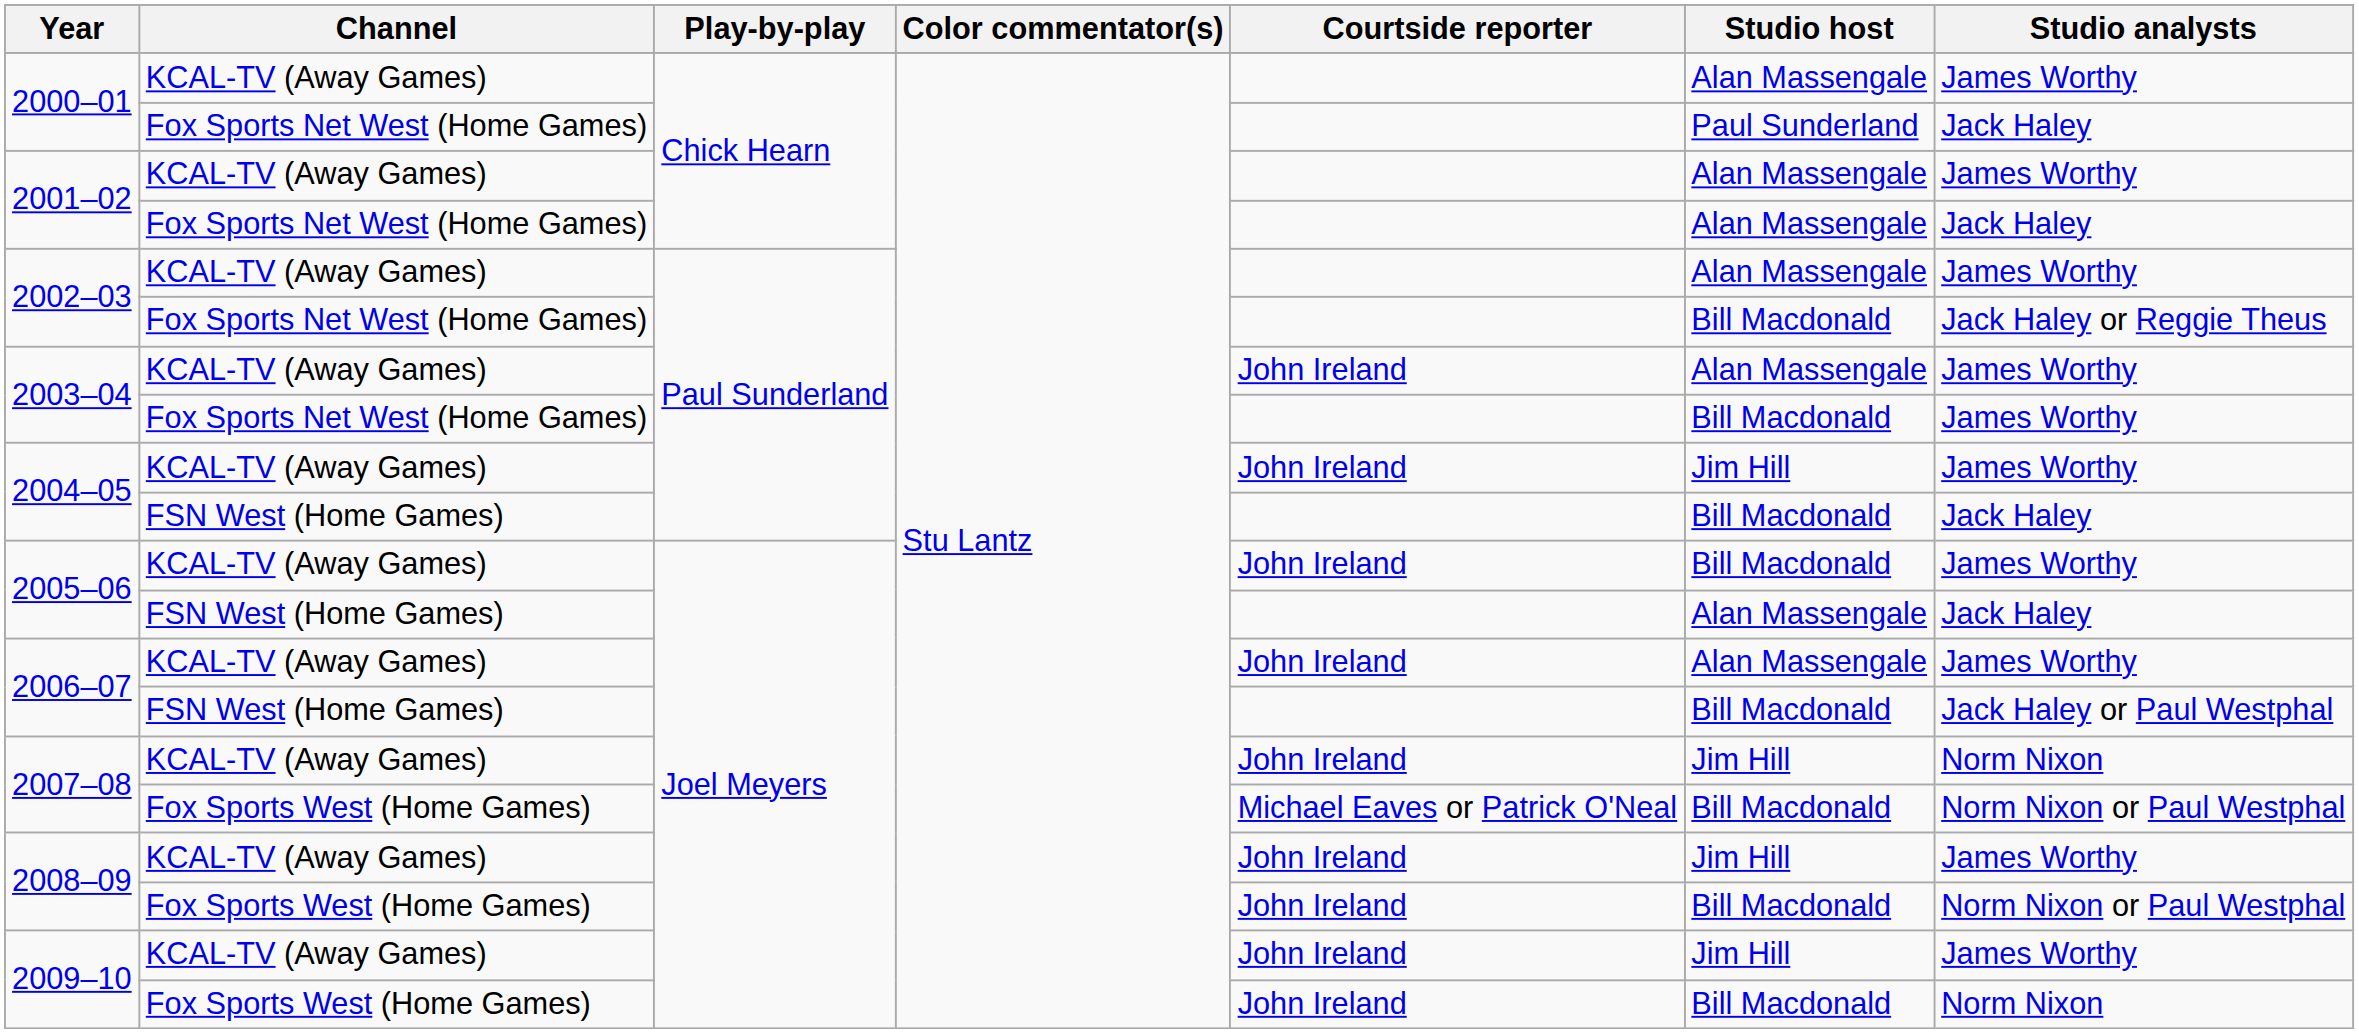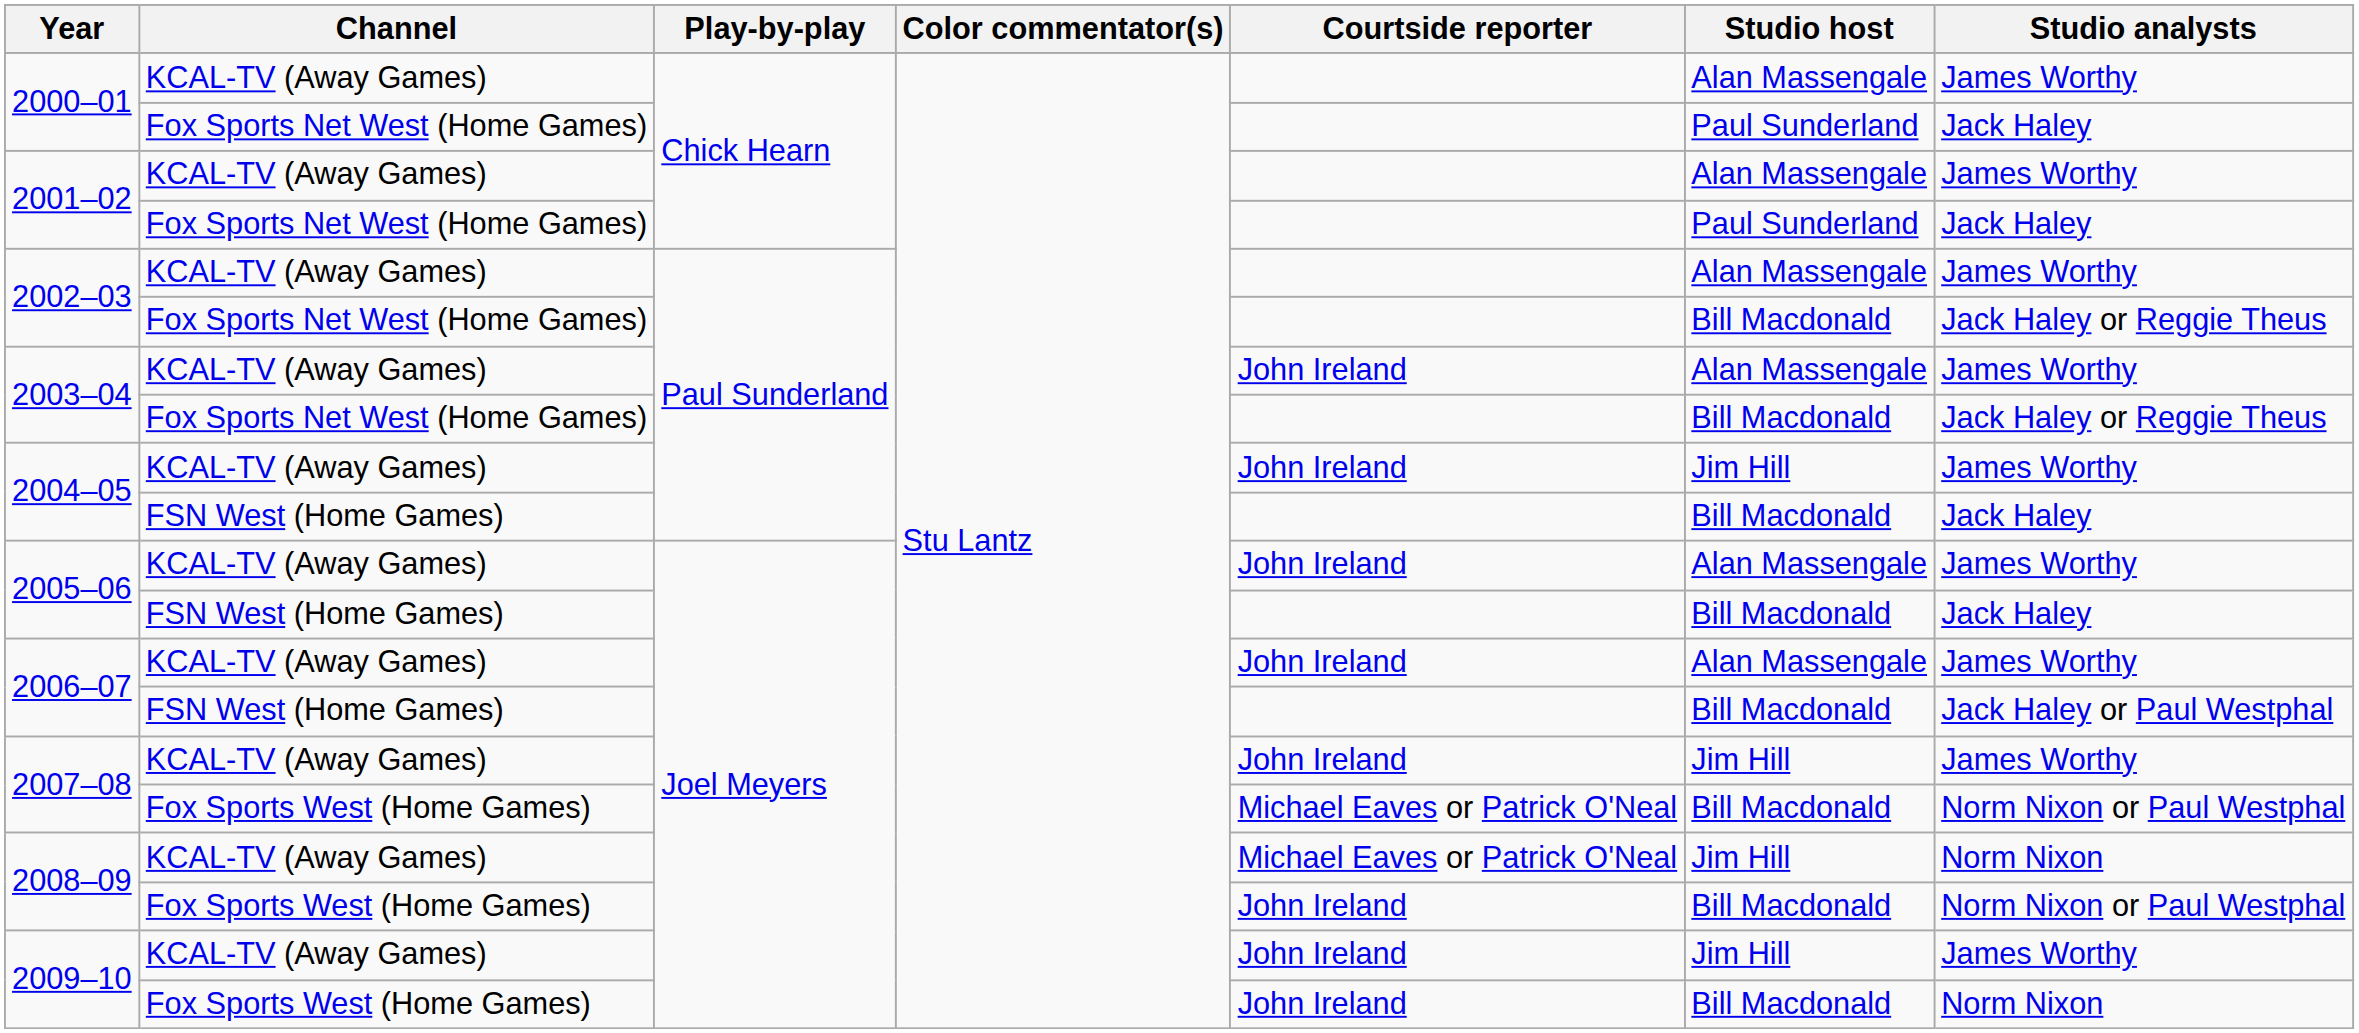(1809, 223) Alan Massengale -> (1805, 223) Paul Sunderland
(2039, 418) James Worthy -> (2134, 418) Jack Haley or Reggie Theus
(1791, 564) Bill Macdonald -> (1809, 564) Alan Massengale
(1809, 613) Alan Massengale -> (1791, 613) Bill Macdonald
(2022, 759) Norm Nixon -> (2039, 759) James Worthy
(1322, 857) John Ireland -> (1457, 857) Michael Eaves or Patrick O'Neal
(2039, 857) James Worthy -> (2022, 857) Norm Nixon
